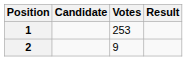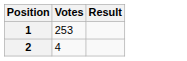- column: (81, 13)
(115, 47) 9 -> (58, 47) 4
